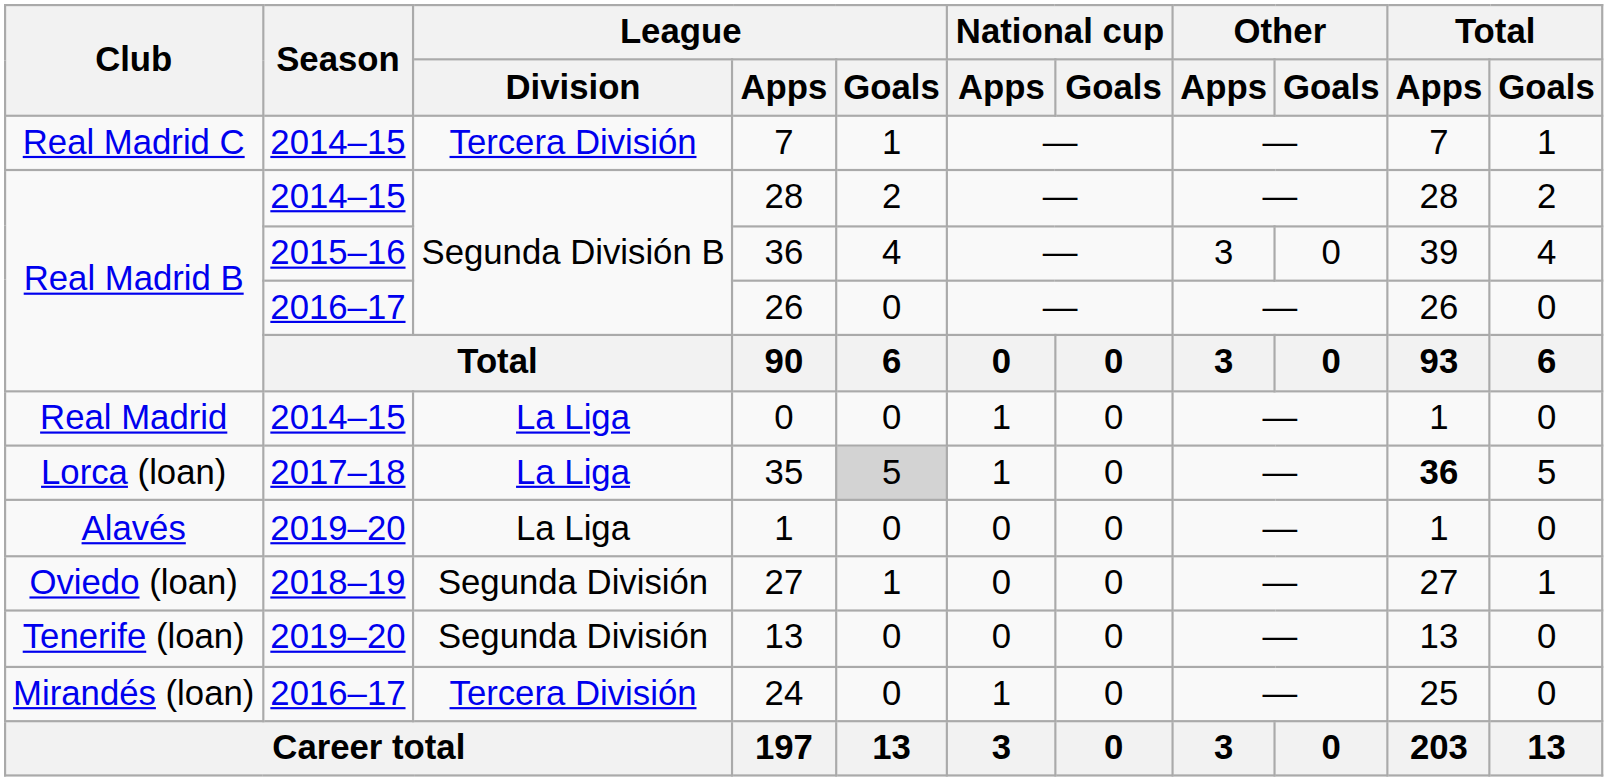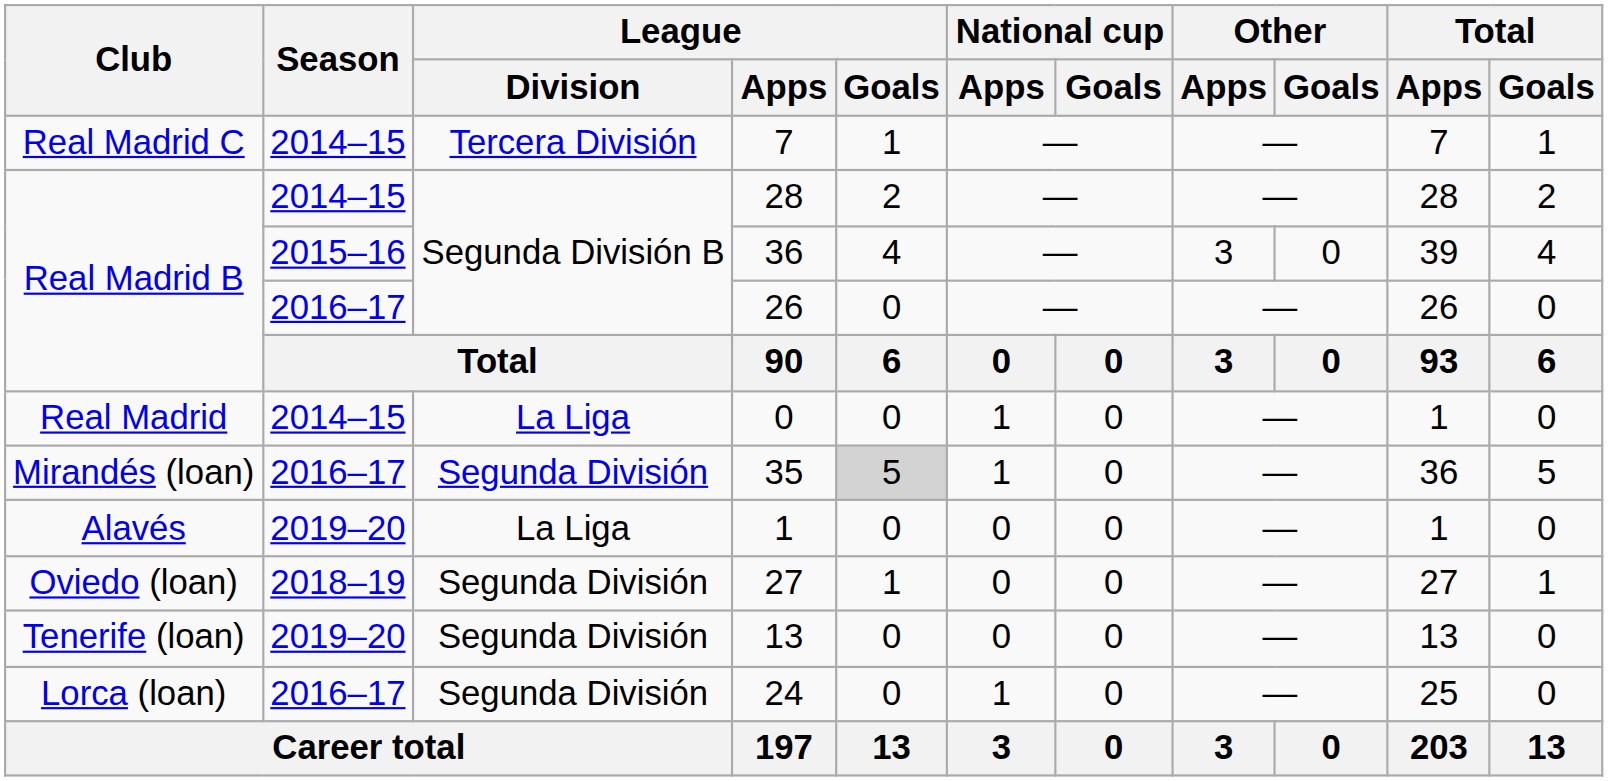(134, 472) Lorca (loan) -> (134, 472) Mirandés (loan)
(338, 472) 2017–18 -> (338, 472) 2016–17
(573, 472) La Liga -> (573, 472) Segunda División
(1439, 472) bold -> (1439, 472) normal
(134, 692) Mirandés (loan) -> (134, 692) Lorca (loan)
(573, 692) Tercera División -> (573, 692) Segunda División
